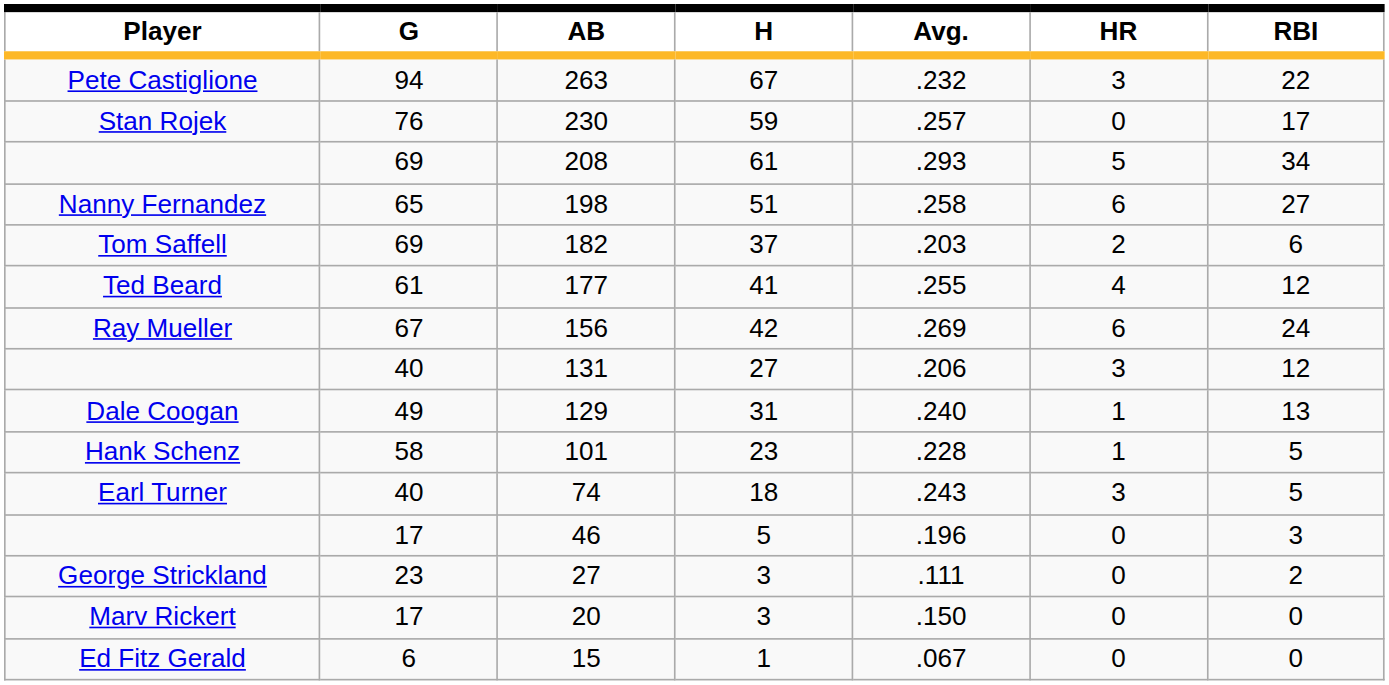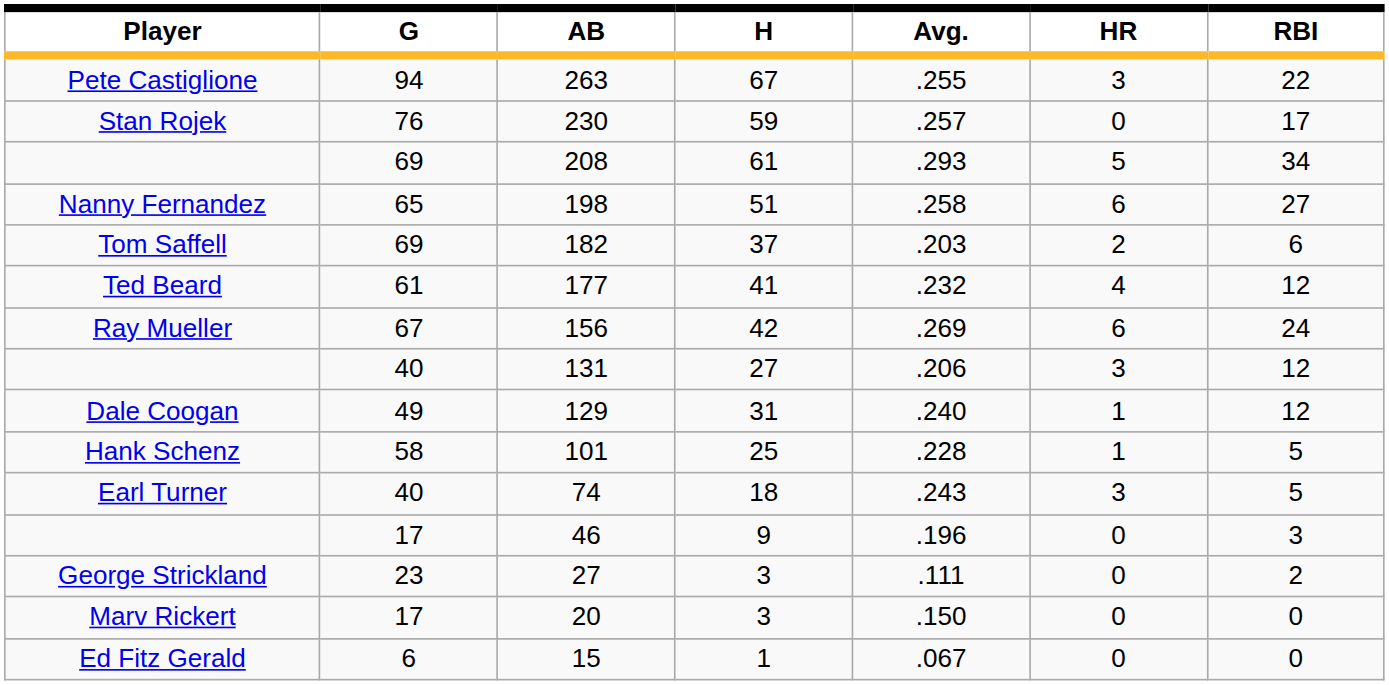(941, 79) .232 -> (941, 79) .255
(941, 286) .255 -> (941, 286) .232
(1296, 410) 13 -> (1296, 410) 12
(764, 451) 23 -> (764, 451) 25
(764, 534) 5 -> (764, 534) 9
